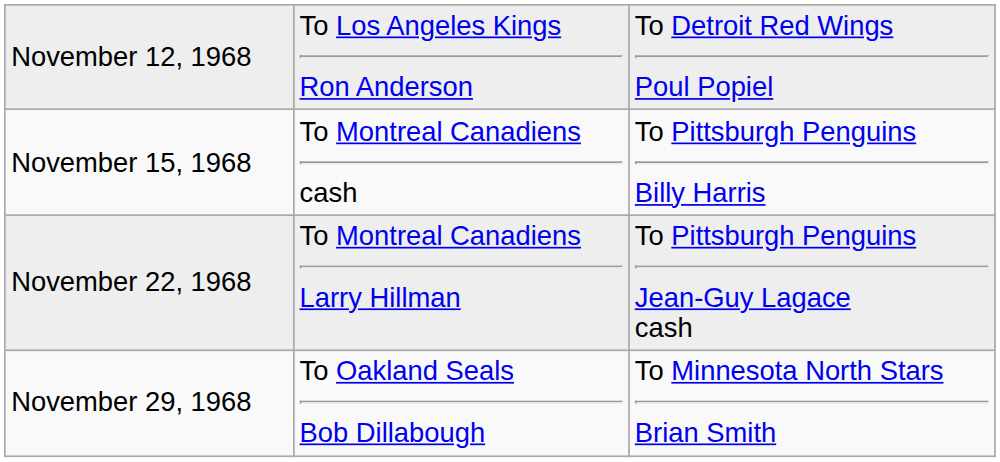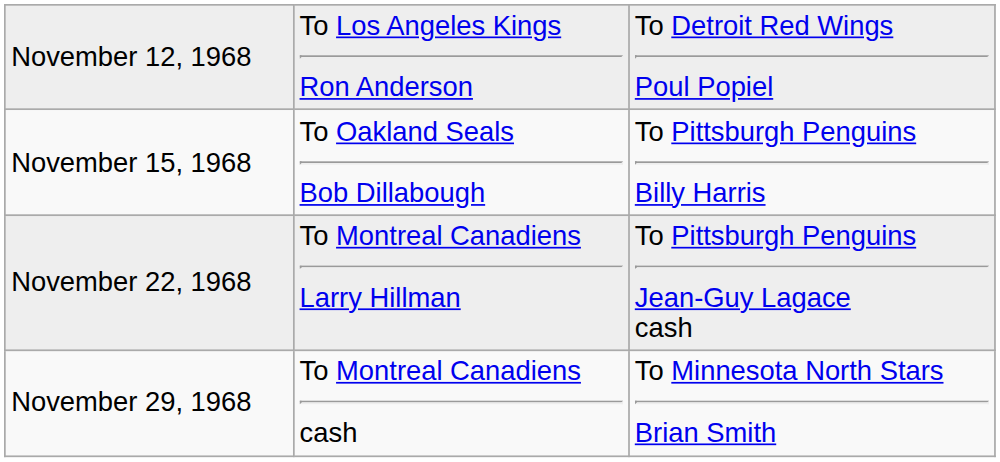(461, 161) To Montreal Canadiens cash -> (461, 161) To Oakland Seals Bob Dillabough
(461, 402) To Oakland Seals Bob Dillabough -> (461, 402) To Montreal Canadiens cash
